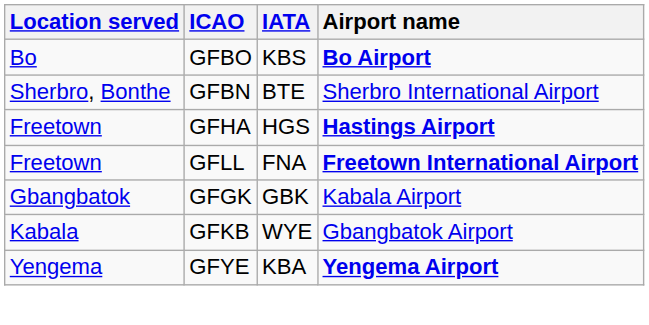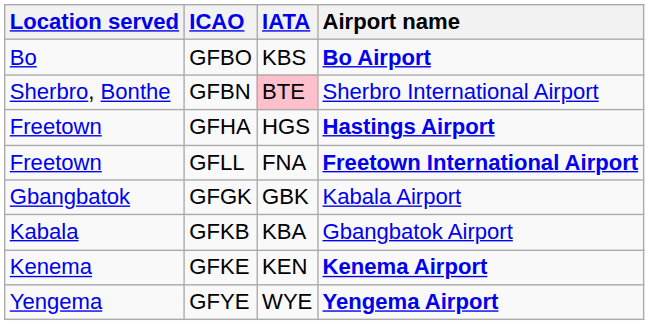(284, 92) no background -> (284, 92) pink background
(287, 232) WYE -> (284, 232) KBA
+ row: (219, 267)
(284, 267) KBA -> (287, 302) WYE
